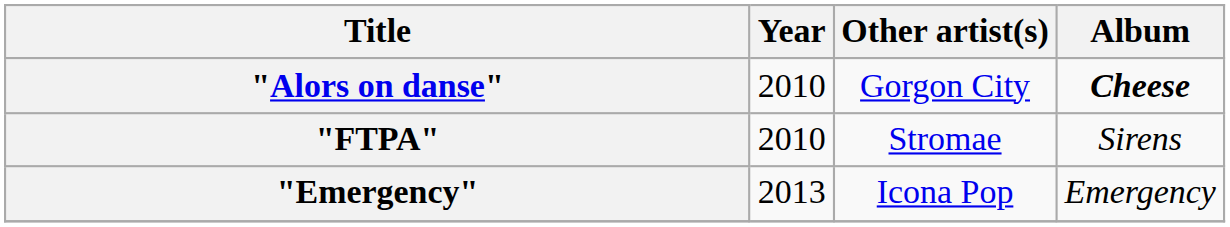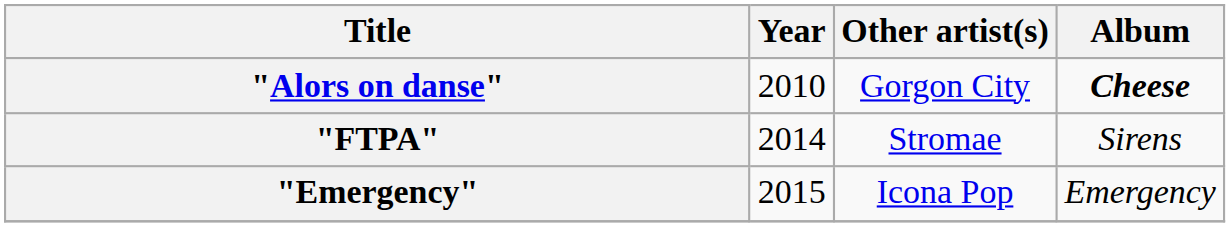(792, 138) 2010 -> (792, 138) 2014
(792, 192) 2013 -> (792, 192) 2015
